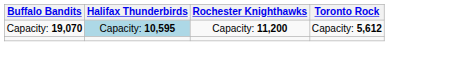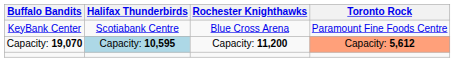+ row: (44, 28)
(347, 28) no background -> (380, 44) lightsalmon background
